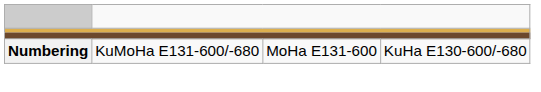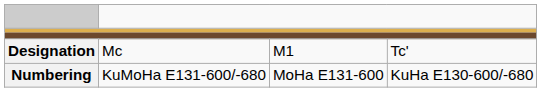+ row: (51, 51)
